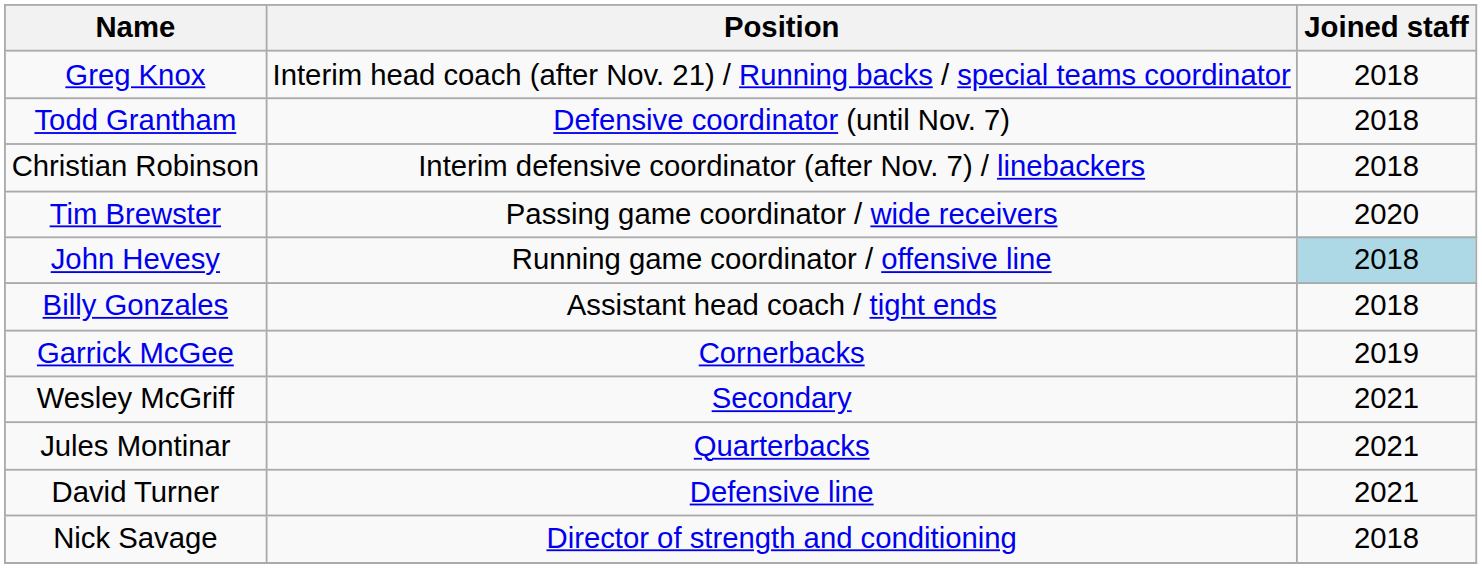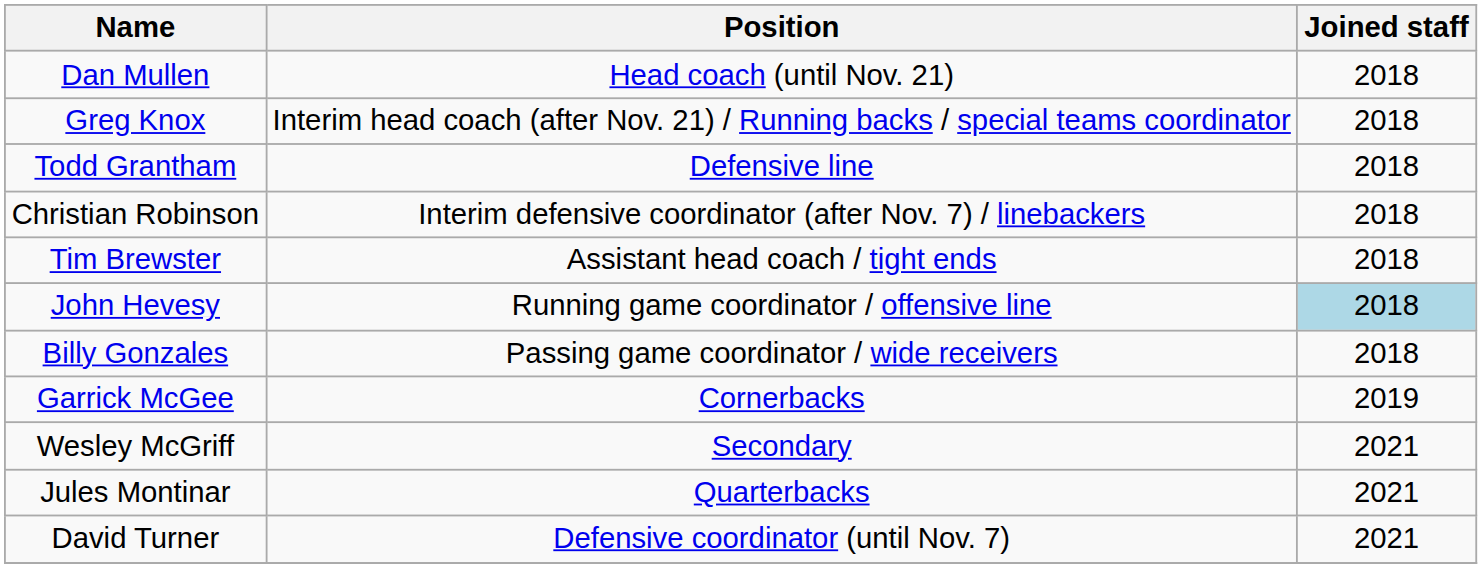+ row: (135, 74)
(782, 120) Defensive coordinator (until Nov. 7) -> (782, 167) Defensive line
(782, 213) Passing game coordinator / wide receivers -> (782, 259) Assistant head coach / tight ends
(1386, 213) 2020 -> (1386, 259) 2018
(782, 306) Assistant head coach / tight ends -> (782, 352) Passing game coordinator / wide receivers
(782, 492) Defensive line -> (782, 538) Defensive coordinator (until Nov. 7)
- row: (135, 538)
